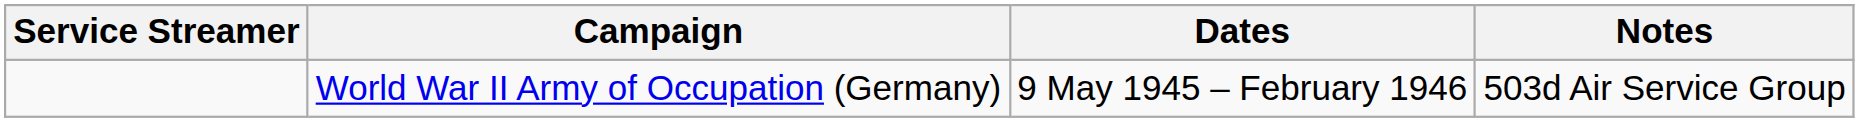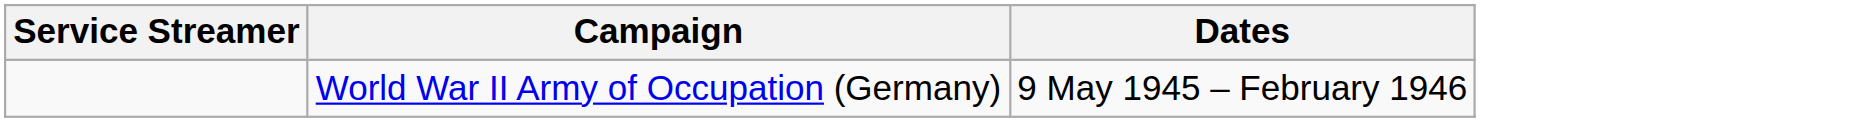- column: (1665, 32)
